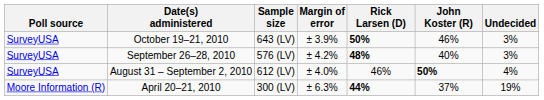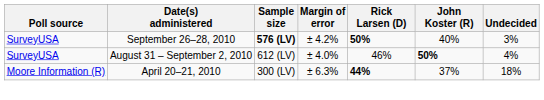- row: (181, 39)
(276, 55) normal -> (276, 39) bold
(360, 55) 48% -> (360, 39) 50%
(510, 87) 19% -> (511, 71) 18%
